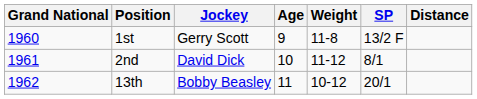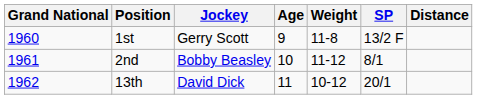(211, 60) David Dick -> (224, 60) Bobby Beasley
(224, 82) Bobby Beasley -> (211, 82) David Dick
